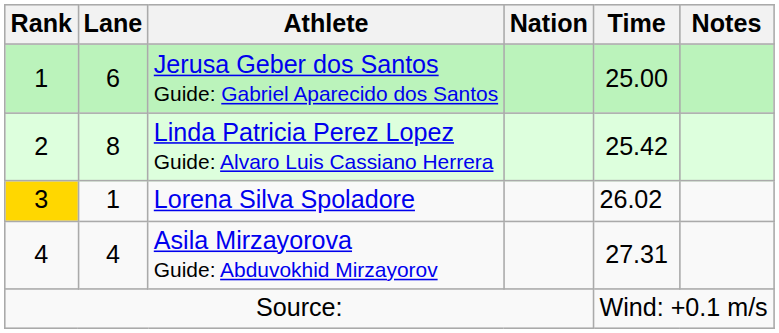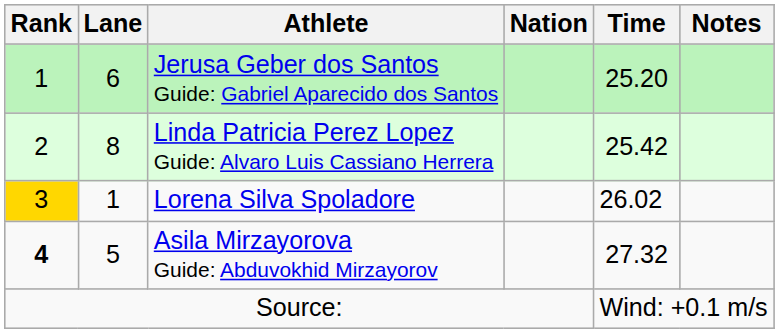(637, 78) 25.00 -> (637, 78) 25.20
(41, 254) normal -> (41, 254) bold
(113, 254) 4 -> (113, 254) 5
(637, 254) 27.31 -> (637, 254) 27.32
